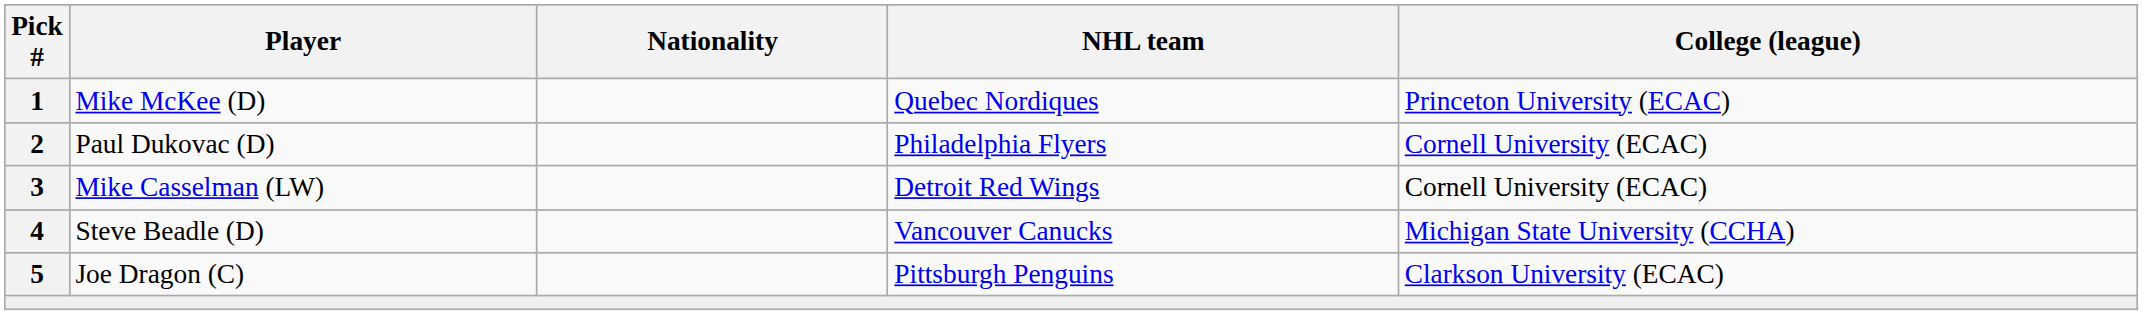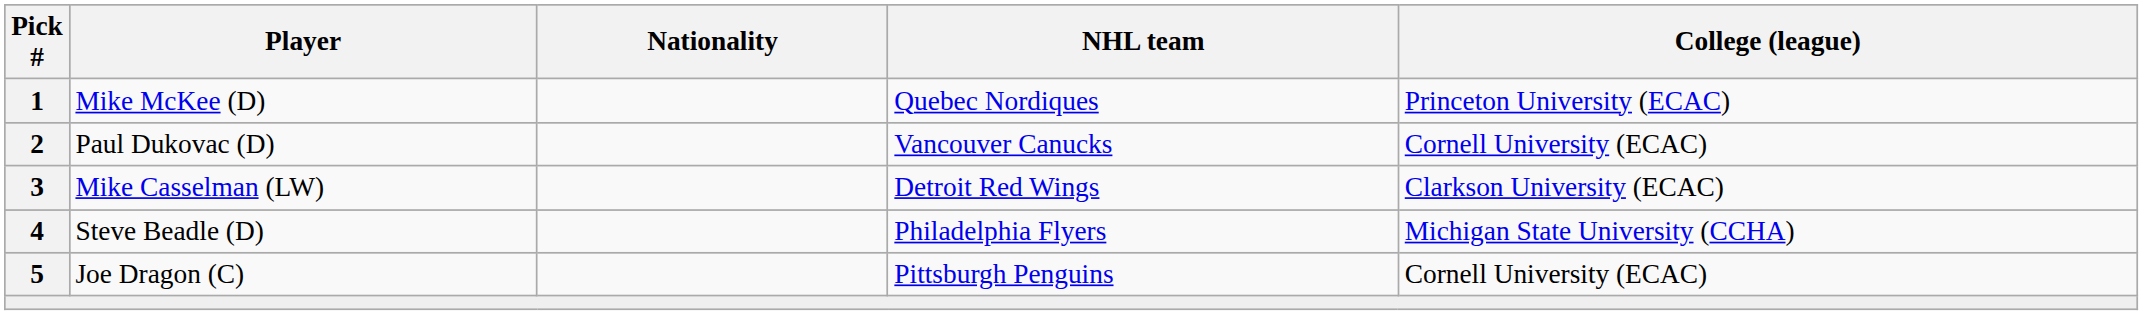(1000, 143) Philadelphia Flyers -> (1003, 143) Vancouver Canucks
(1556, 187) Cornell University (ECAC) -> (1564, 187) Clarkson University (ECAC)
(1003, 230) Vancouver Canucks -> (1000, 230) Philadelphia Flyers
(1564, 273) Clarkson University (ECAC) -> (1556, 273) Cornell University (ECAC)
